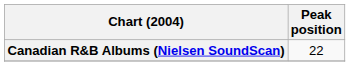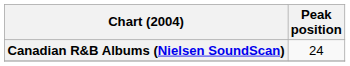(316, 50) 22 -> (316, 50) 24
